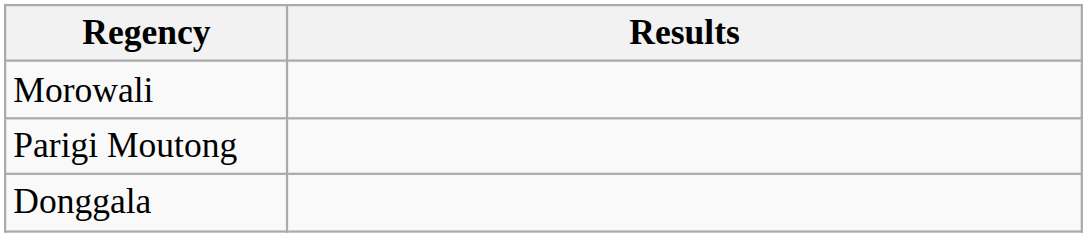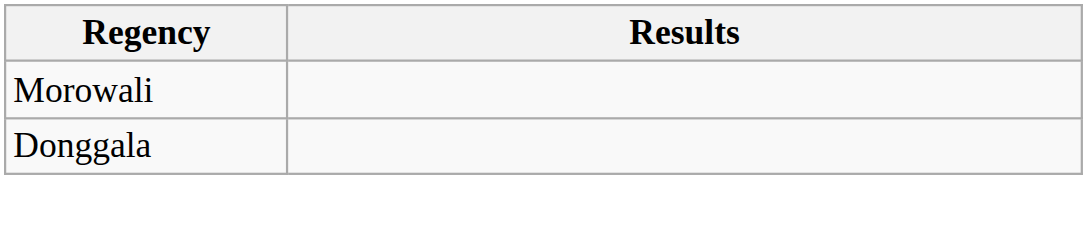- row: (125, 145)
